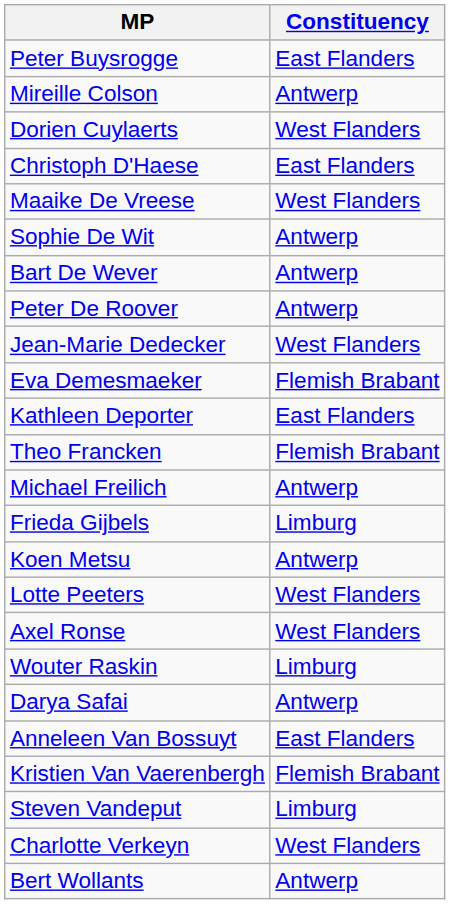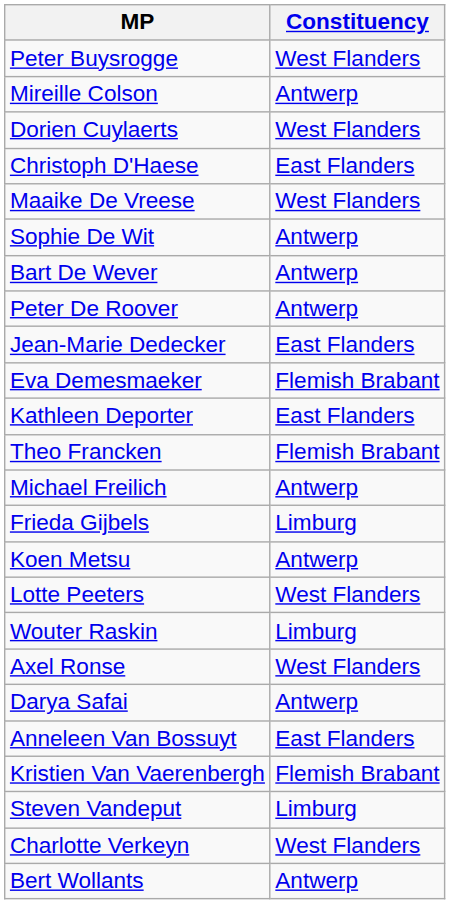(345, 58) East Flanders -> (348, 58) West Flanders
(348, 344) West Flanders -> (345, 344) East Flanders
rows swapped: (84, 666) <-> (68, 630)
